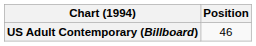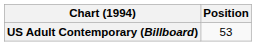(226, 31) 46 -> (226, 31) 53
